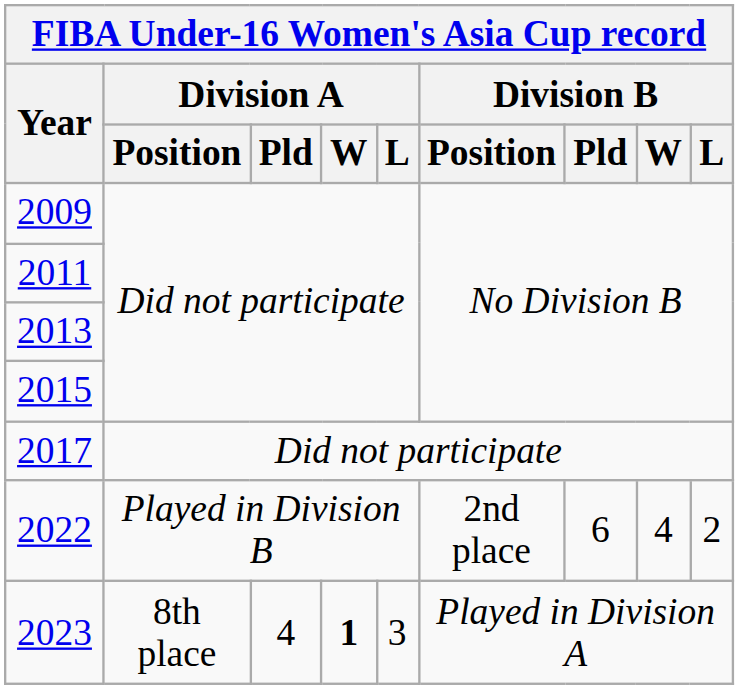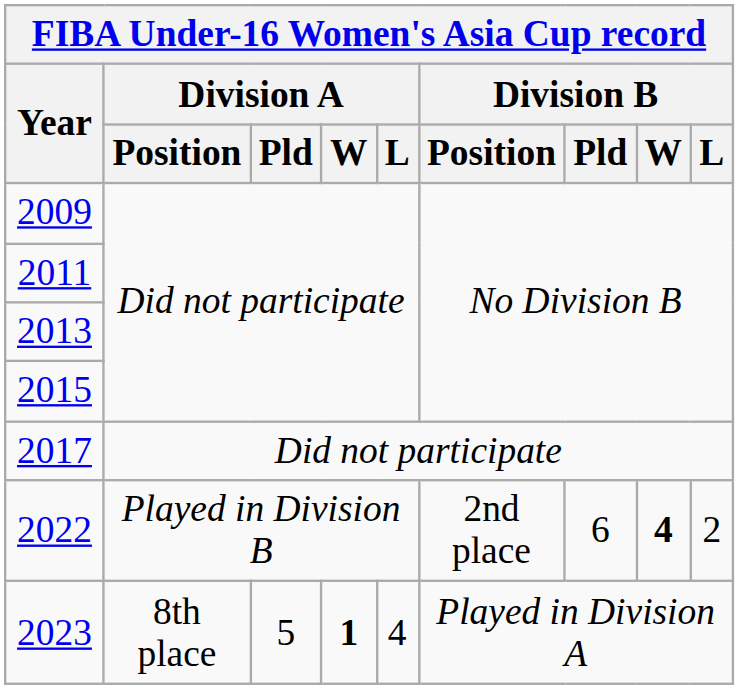(663, 530) normal -> (663, 530) bold
(286, 631) 4 -> (286, 631) 5
(397, 631) 3 -> (397, 631) 4
